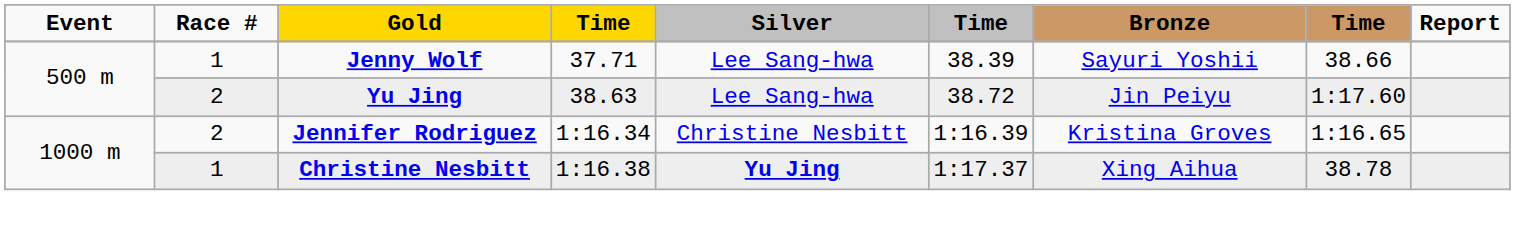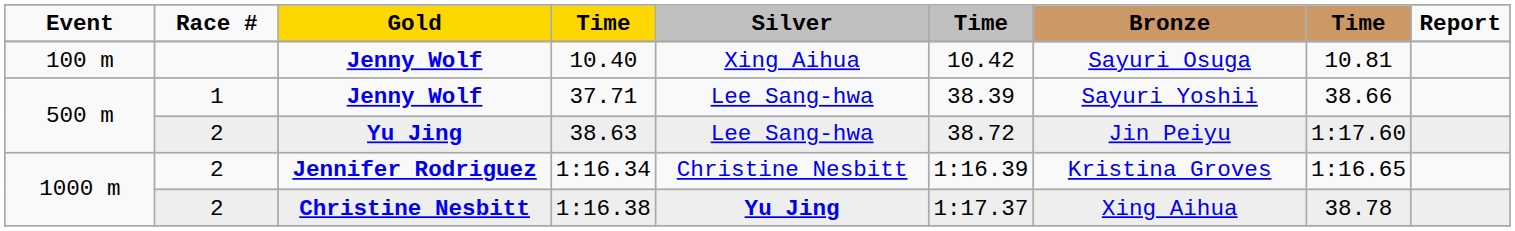+ row: (603, 60)
(217, 171) 1 -> (217, 208) 2
